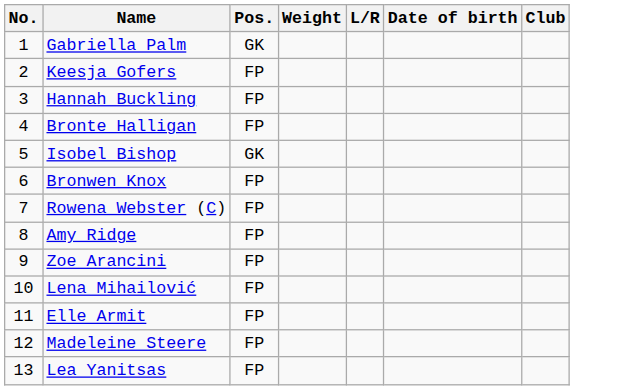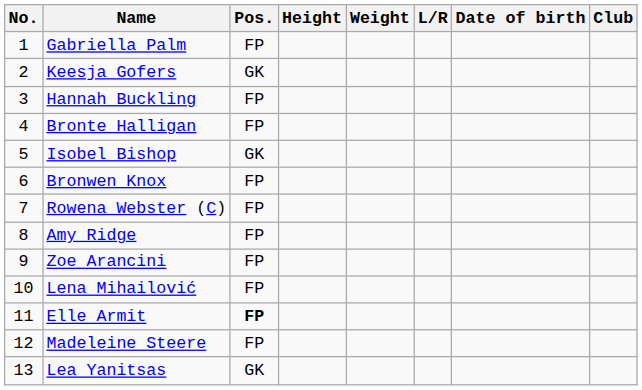+ column: (312, 18)
(254, 45) GK -> (254, 45) FP
(254, 72) FP -> (254, 72) GK
(254, 317) normal -> (254, 317) bold
(254, 371) FP -> (254, 371) GK
